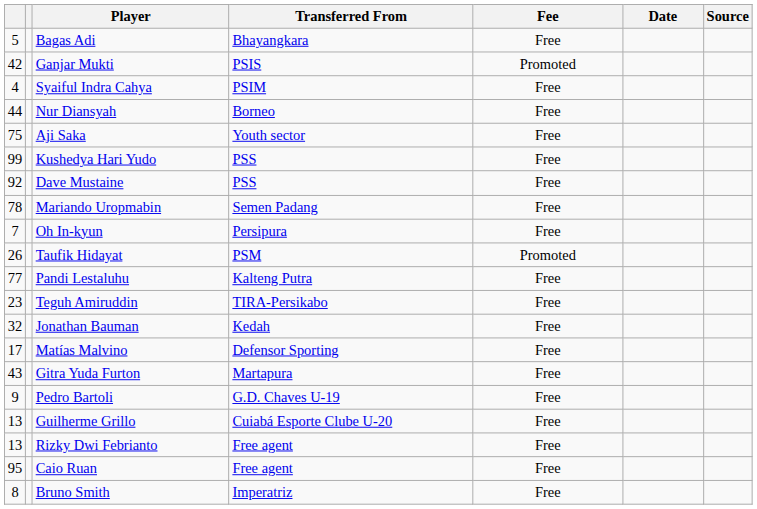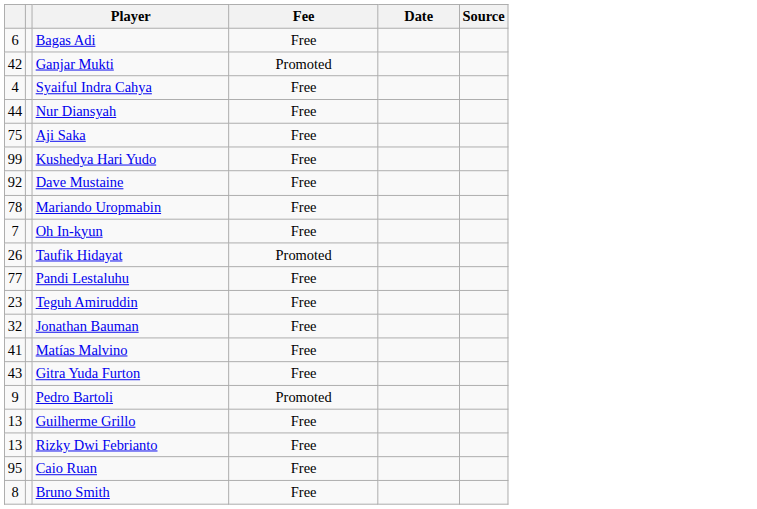- column: (351, 16)
(15, 40) 5 -> (15, 40) 6
(15, 349) 17 -> (15, 349) 41
(548, 397) Free -> (304, 397) Promoted
